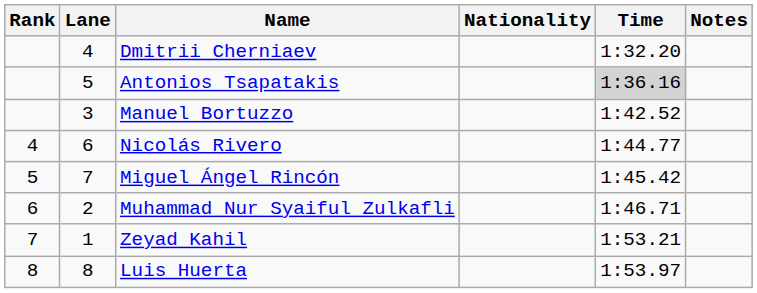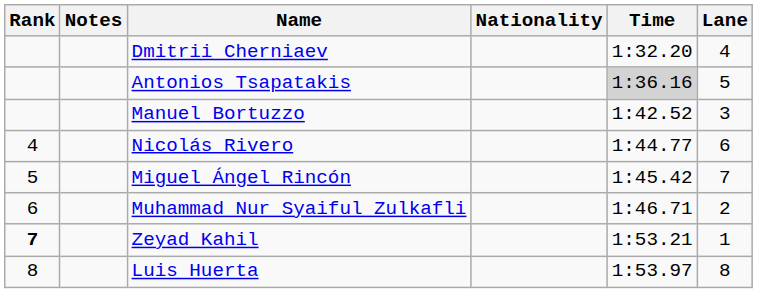columns swapped: (88, 20) <-> (719, 20)
(32, 240) normal -> (32, 240) bold
